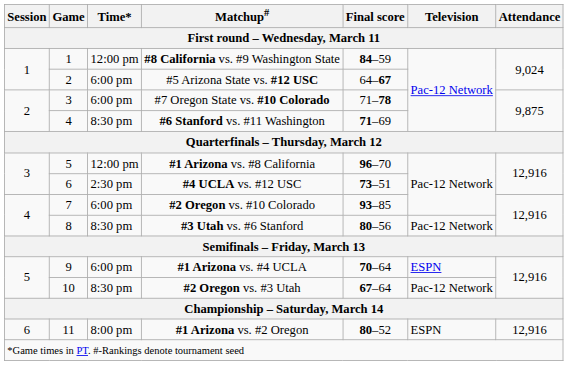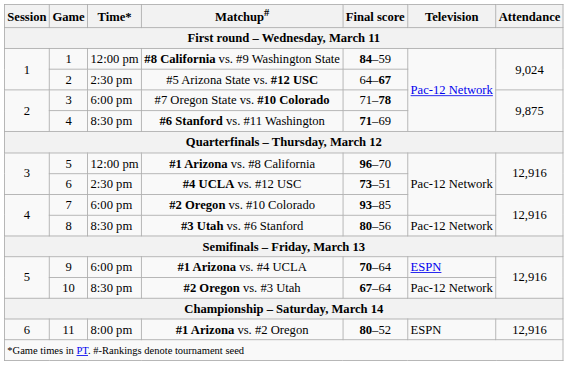(111, 80) 6:00 pm -> (111, 80) 2:30 pm
